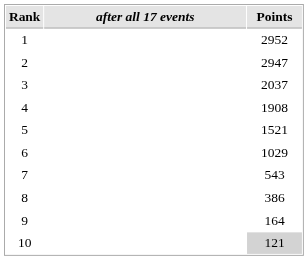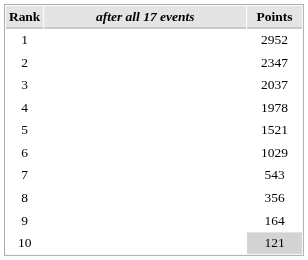(275, 62) 2947 -> (275, 62) 2347
(275, 107) 1908 -> (275, 107) 1978
(275, 198) 386 -> (275, 198) 356
